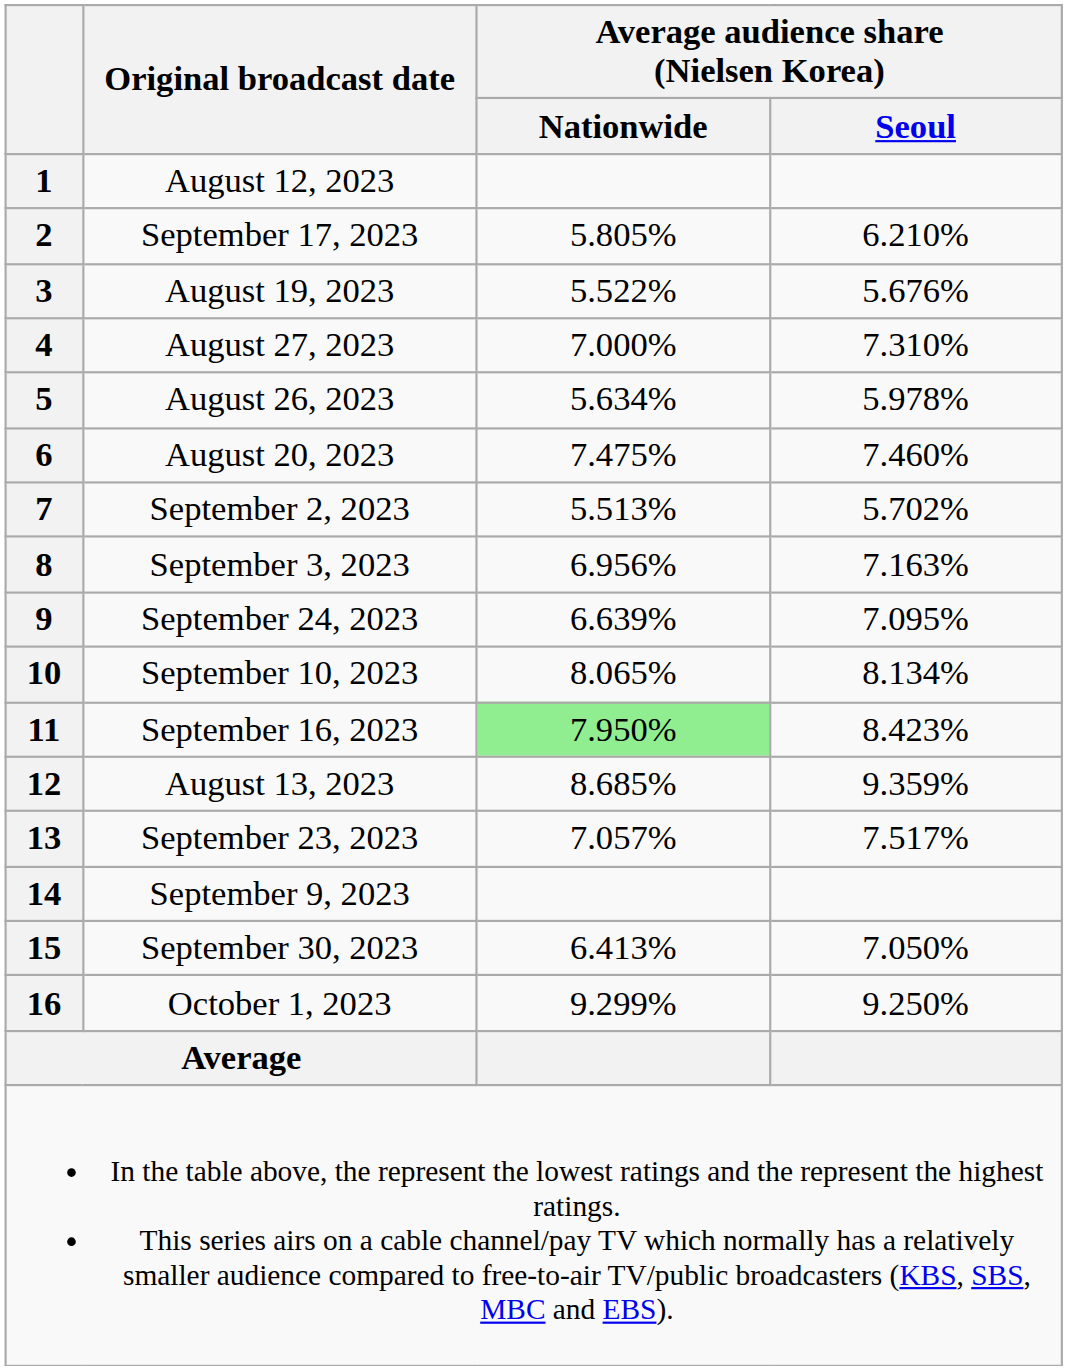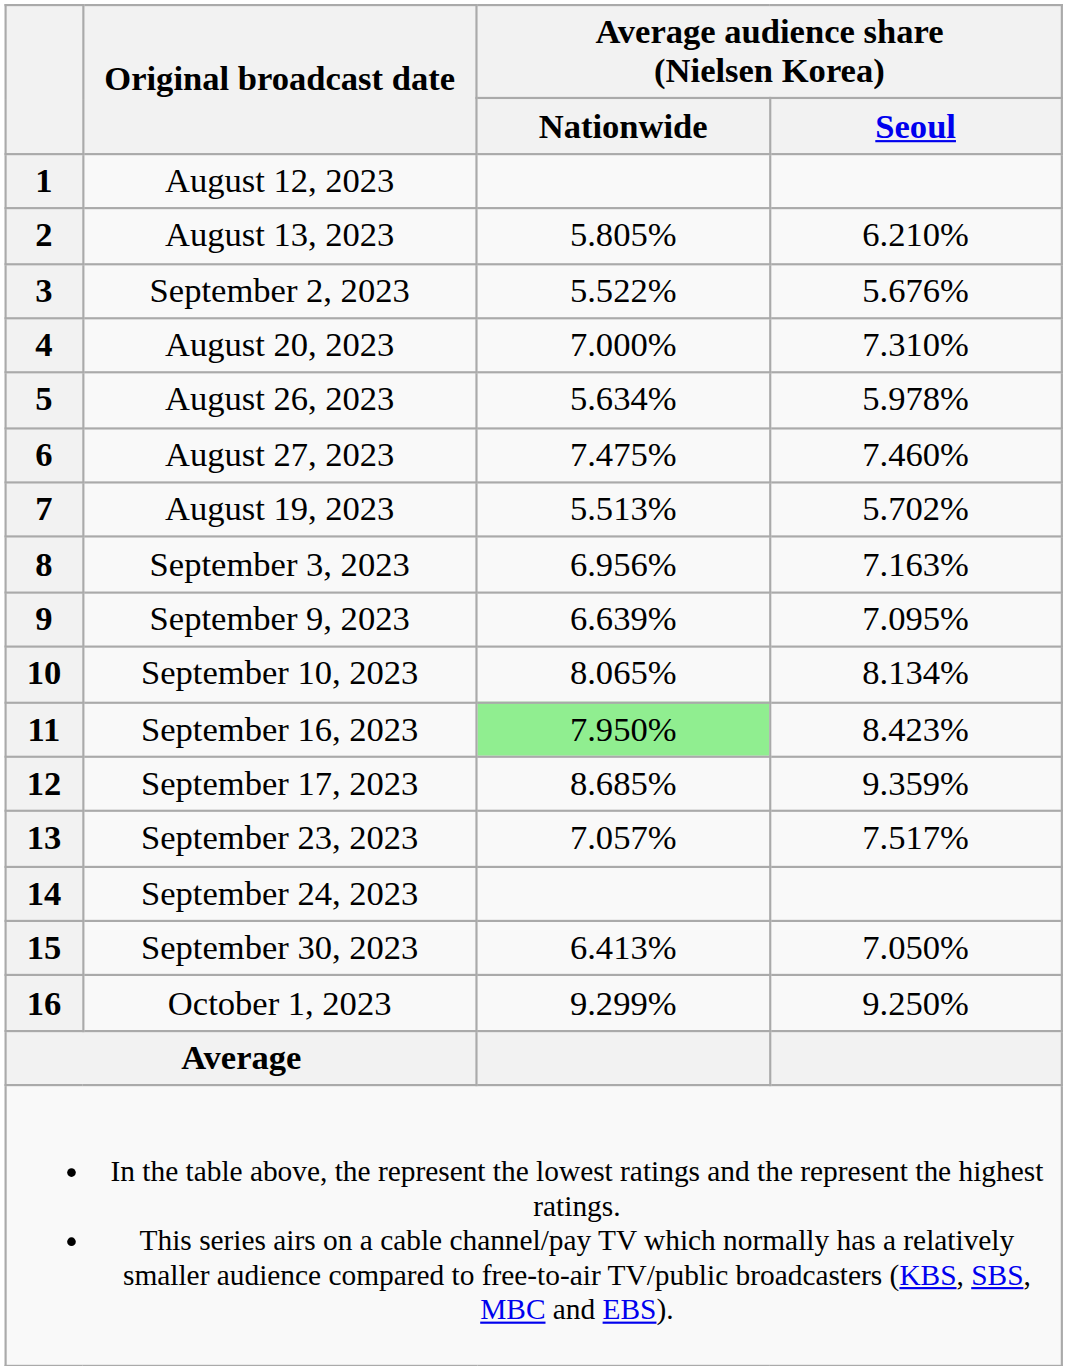(280, 235) September 17, 2023 -> (280, 235) August 13, 2023
(280, 290) August 19, 2023 -> (280, 290) September 2, 2023
(280, 344) August 27, 2023 -> (280, 344) August 20, 2023
(280, 454) August 20, 2023 -> (280, 454) August 27, 2023
(280, 509) September 2, 2023 -> (280, 509) August 19, 2023
(280, 618) September 24, 2023 -> (280, 618) September 9, 2023
(280, 783) August 13, 2023 -> (280, 783) September 17, 2023
(280, 892) September 9, 2023 -> (280, 892) September 24, 2023
